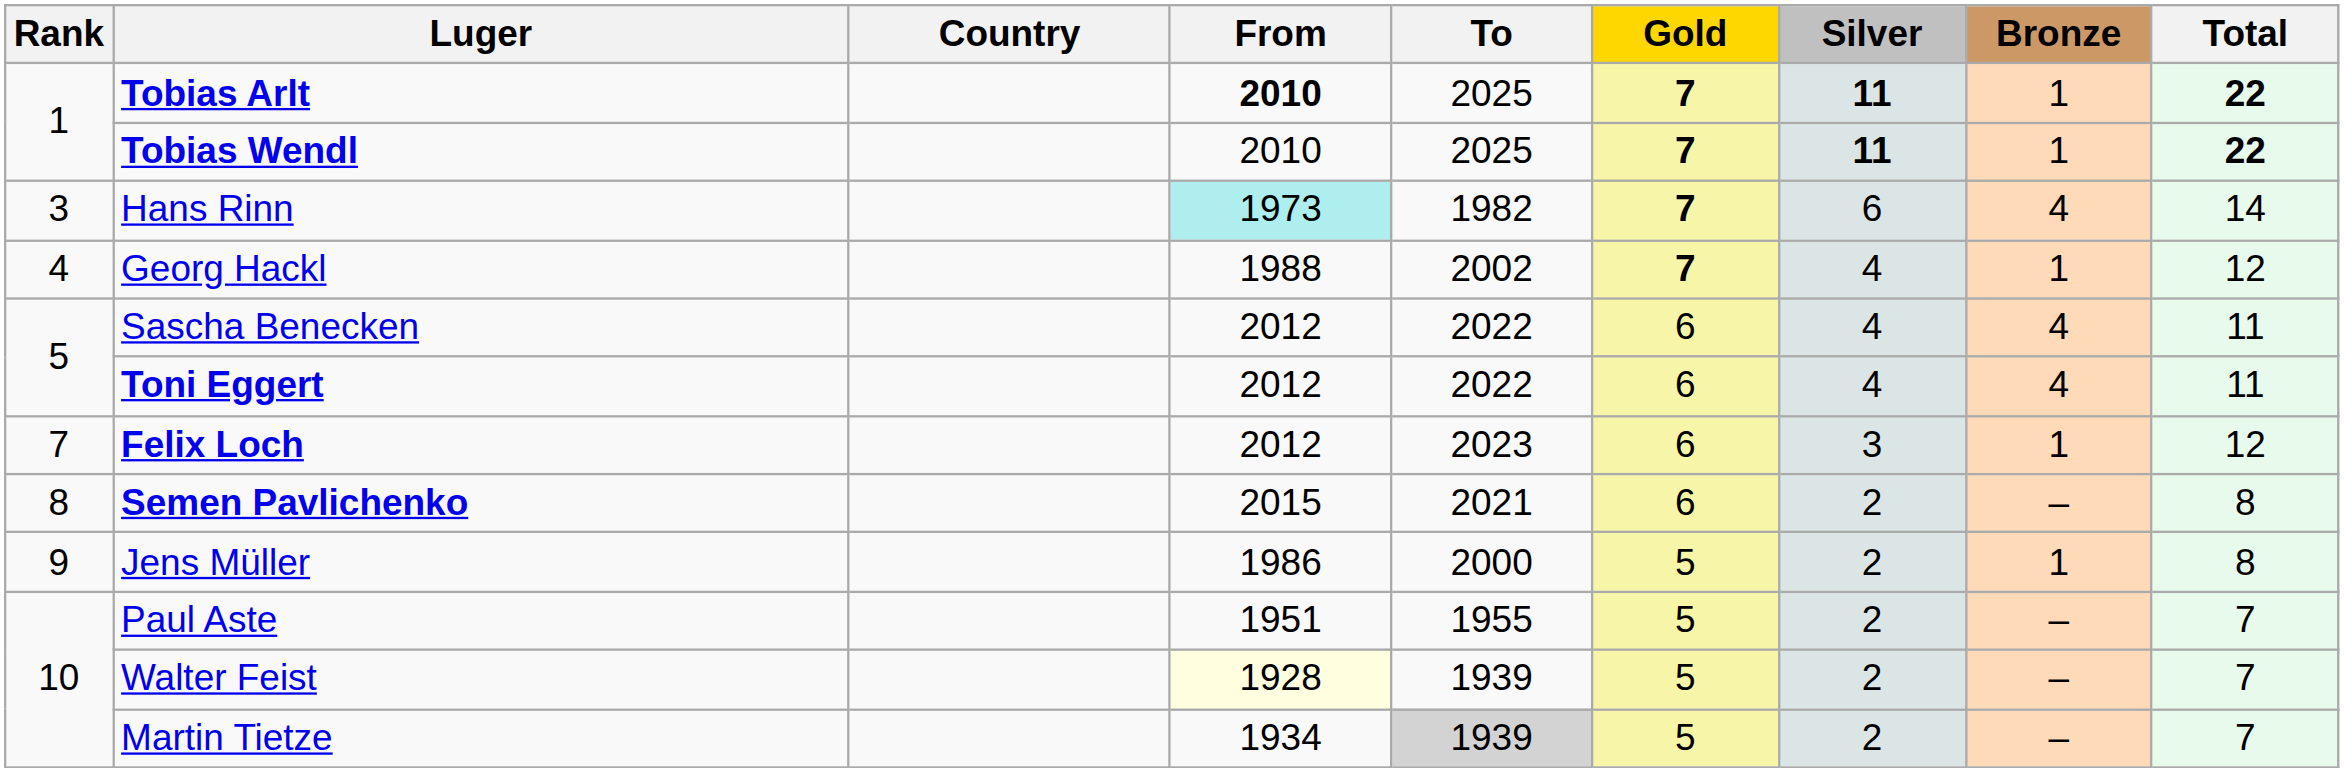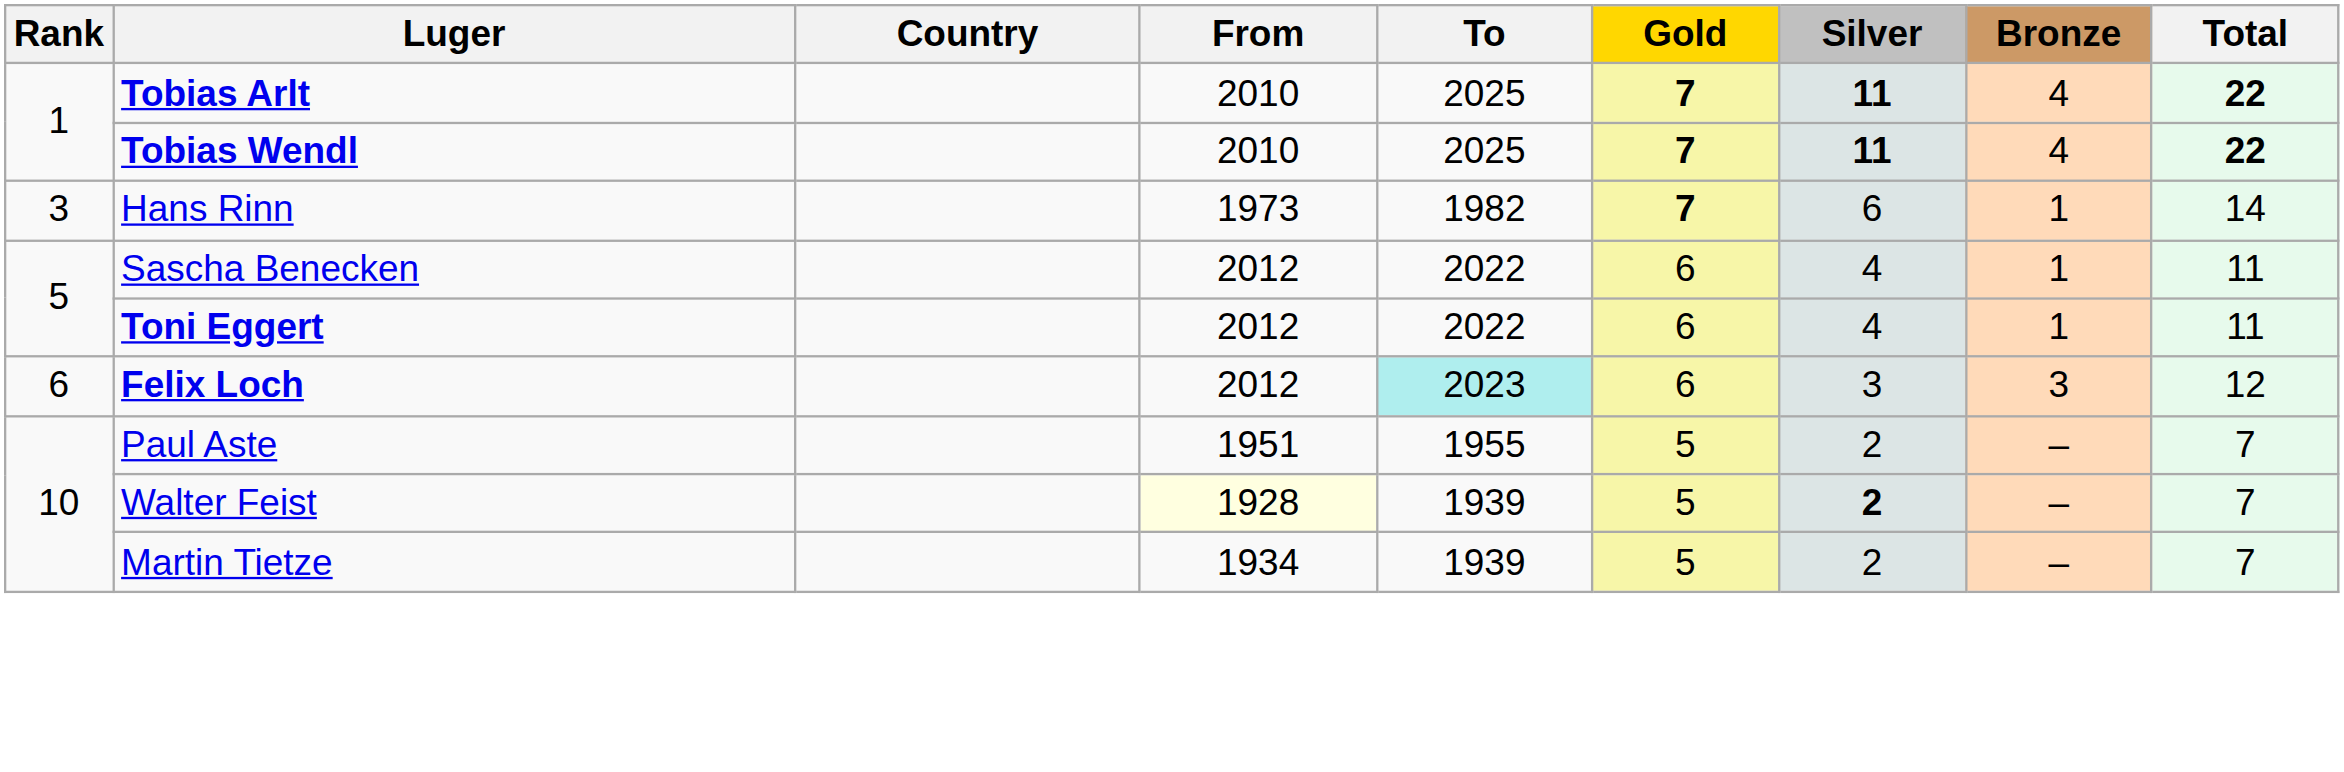(1281, 92) bold -> (1258, 92) normal
(2059, 92) 1 -> (2059, 92) 4
(2059, 151) 1 -> (2059, 151) 4
(1281, 209) paleturquoise background -> (1258, 209) no background
(2059, 209) 4 -> (2059, 209) 1
- row: (224, 268)
(2059, 326) 4 -> (2059, 268) 1
(2059, 385) 4 -> (2059, 326) 1
(59, 444) 7 -> (59, 385) 6
(1492, 444) no background -> (1484, 385) paleturquoise background
(2059, 444) 1 -> (2059, 385) 3
- row: (295, 502)
- row: (216, 561)
(1872, 678) normal -> (1872, 502) bold
(1492, 737) lightgrey background -> (1484, 561) no background
